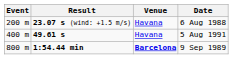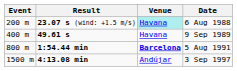(149, 23) no background -> (153, 23) paleturquoise background
(203, 36) 5 Aug 1991 -> (208, 36) 9 Sep 1989
(203, 48) 9 Sep 1989 -> (208, 48) 5 Aug 1991
+ row: (63, 60)
